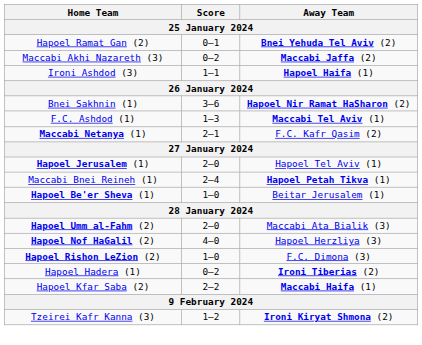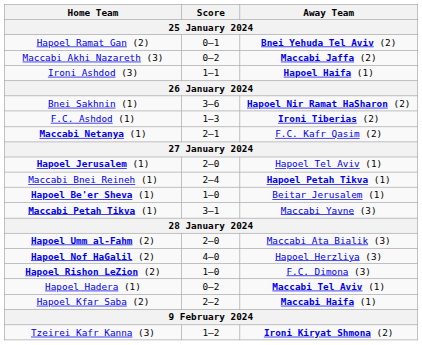(329, 119) Maccabi Tel Aviv (1) -> (329, 119) Ironi Tiberias (2)
+ row: (93, 210)
(329, 271) Ironi Tiberias (2) -> (329, 287) Maccabi Tel Aviv (1)
